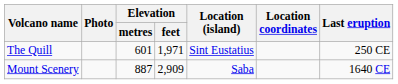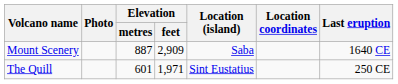rows swapped: (43, 69) <-> (30, 50)
